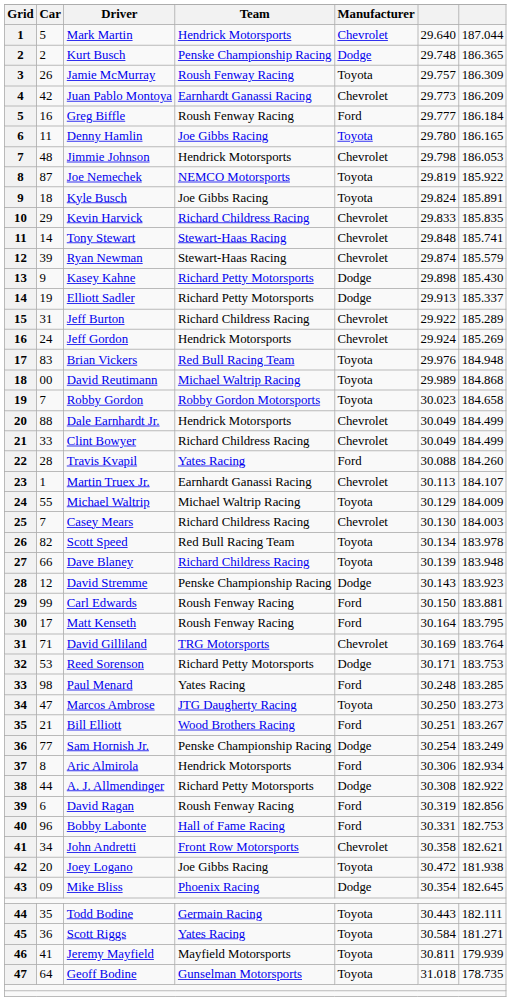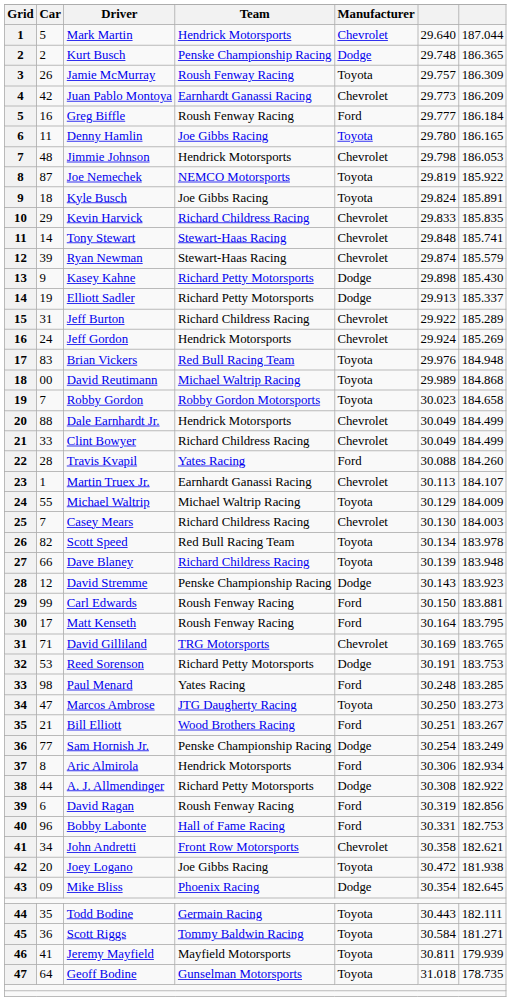(482, 643) 183.764 -> (482, 643) 183.765
(438, 664) 30.171 -> (438, 664) 30.191
(212, 934) Yates Racing -> (241, 934) Tommy Baldwin Racing
